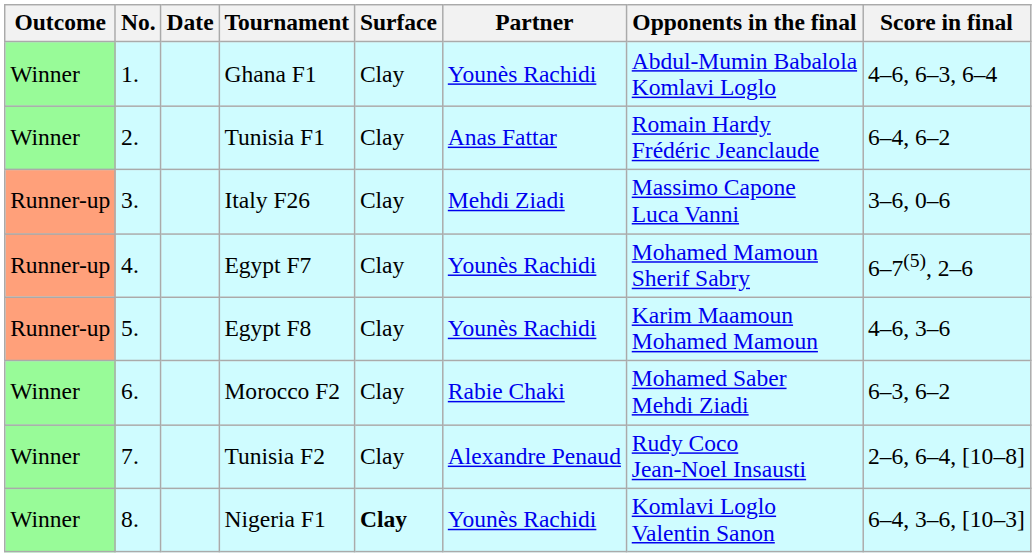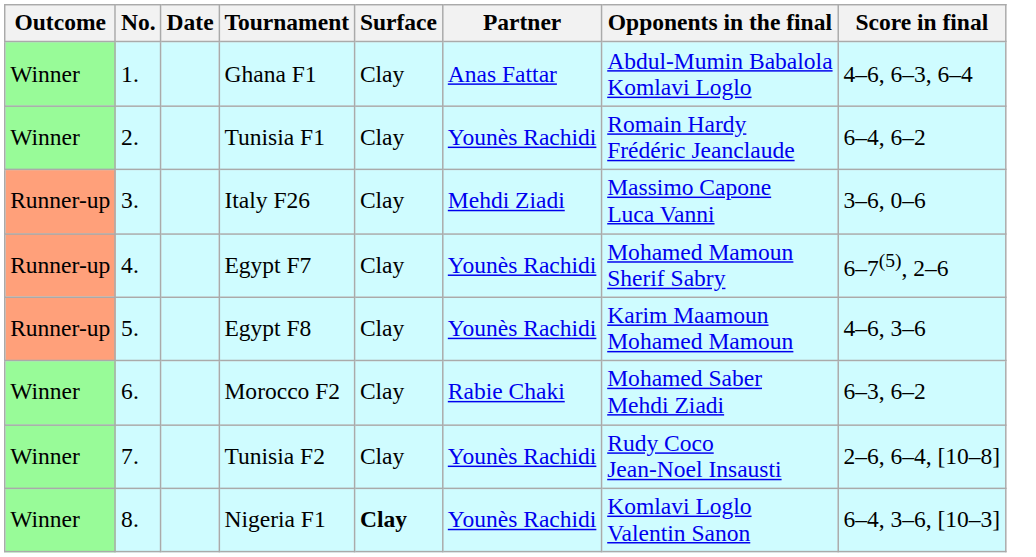(522, 73) Younès Rachidi -> (502, 73) Anas Fattar
(502, 137) Anas Fattar -> (522, 137) Younès Rachidi
(534, 456) Alexandre Penaud -> (522, 456) Younès Rachidi
